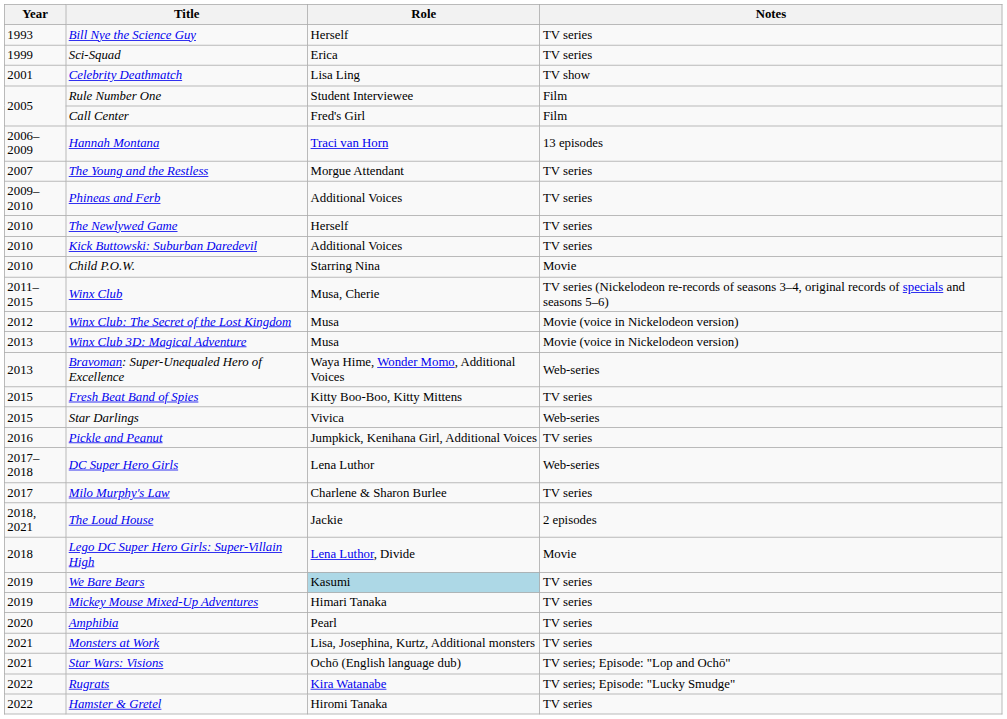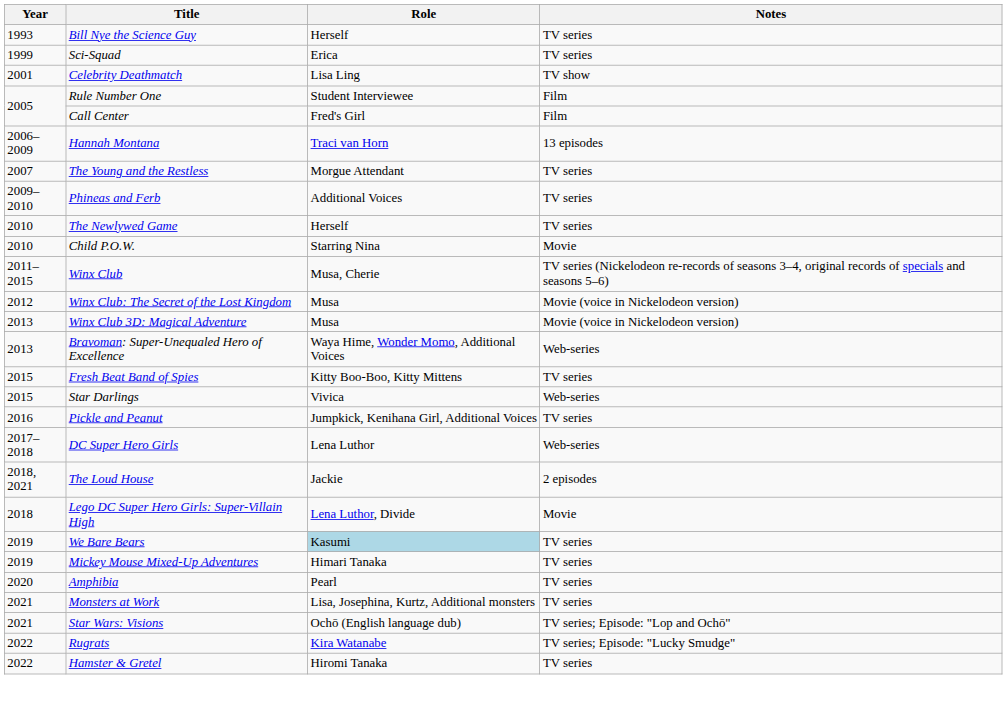- row: (163, 246)
- row: (119, 492)
